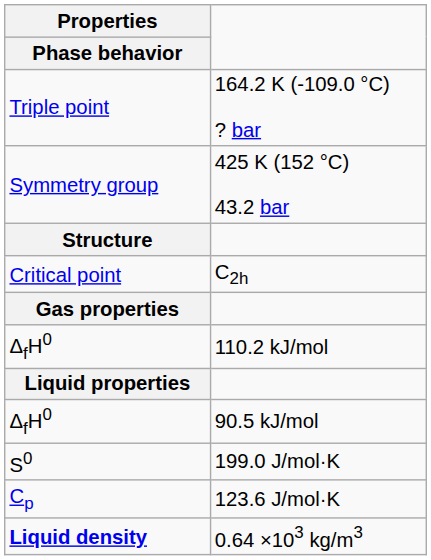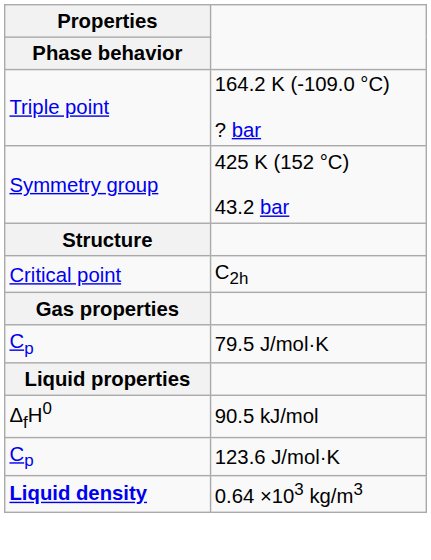- row: (272, 347)
+ row: (272, 344)
- row: (277, 462)
